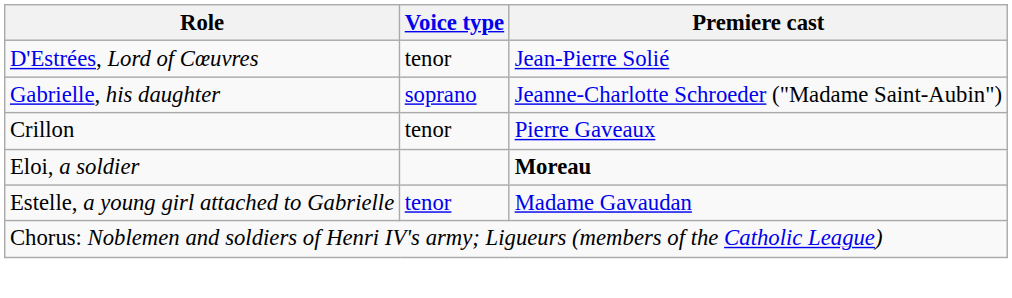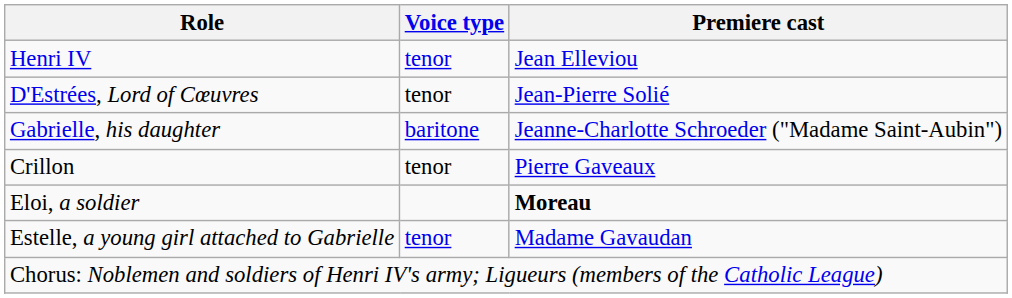+ row: (51, 58)
(441, 94) soprano -> (442, 130) baritone
